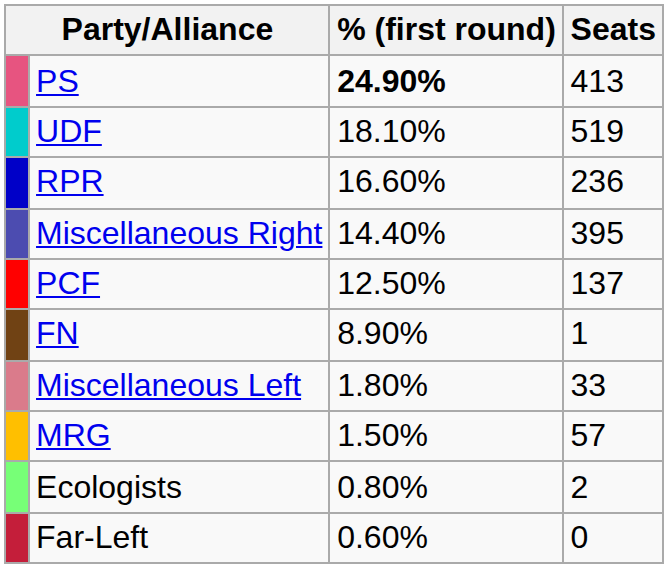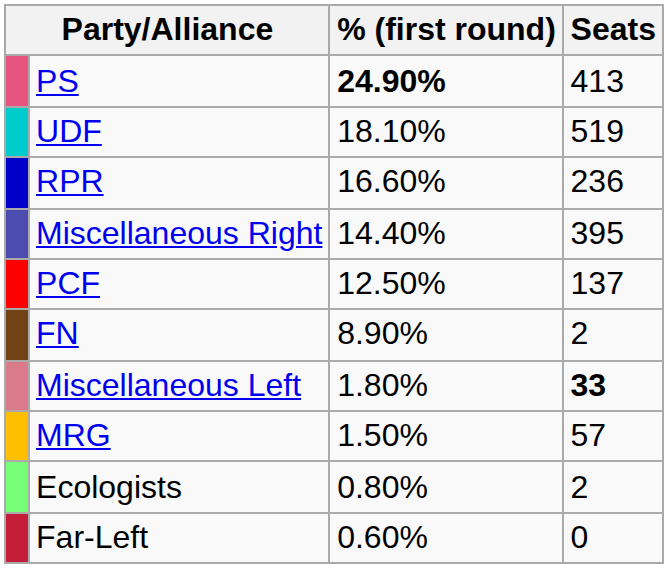(579, 334) 1 -> (579, 334) 2
(588, 385) normal -> (588, 385) bold
